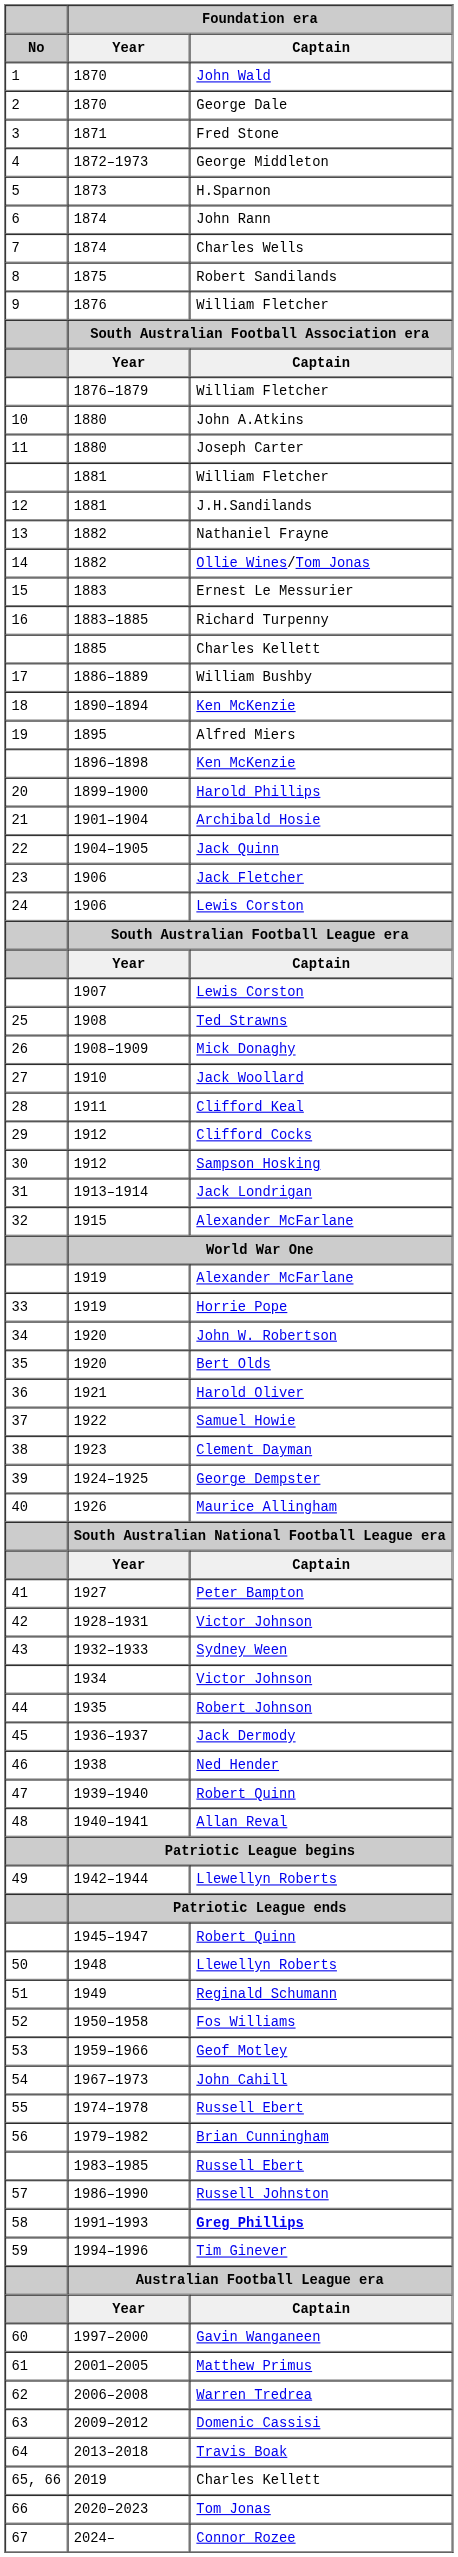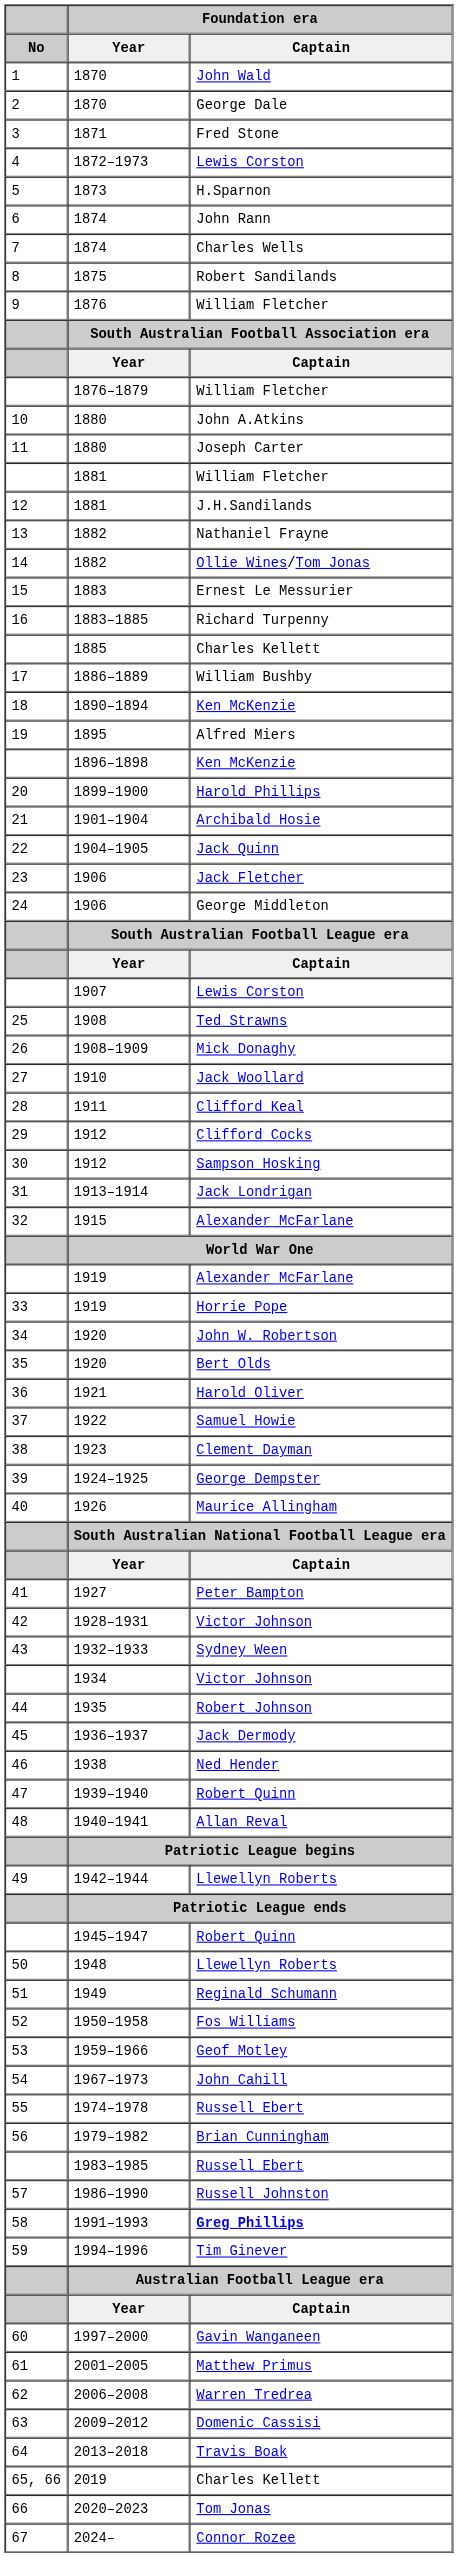(263, 162) George Middleton -> (250, 162) Lewis Corston
(250, 907) Lewis Corston -> (263, 907) George Middleton
